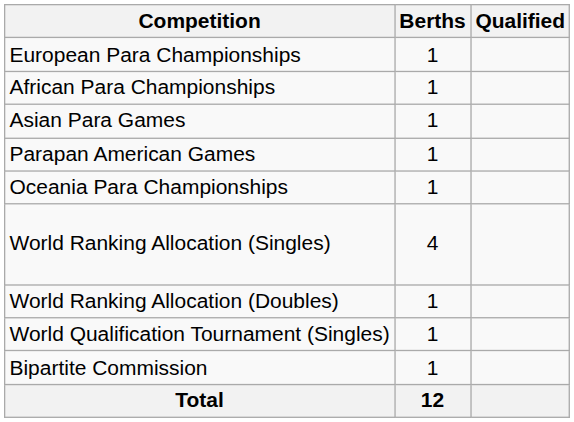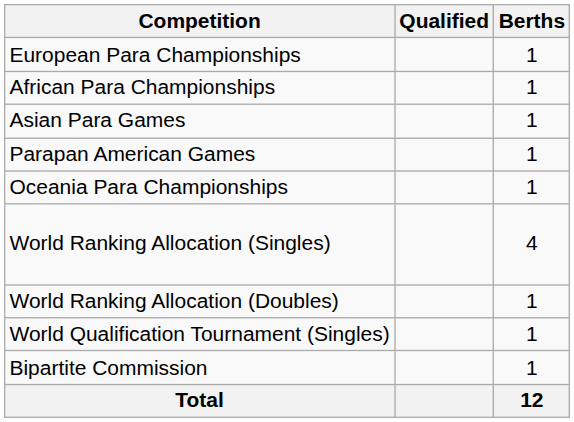columns swapped: (433, 21) <-> (520, 21)
